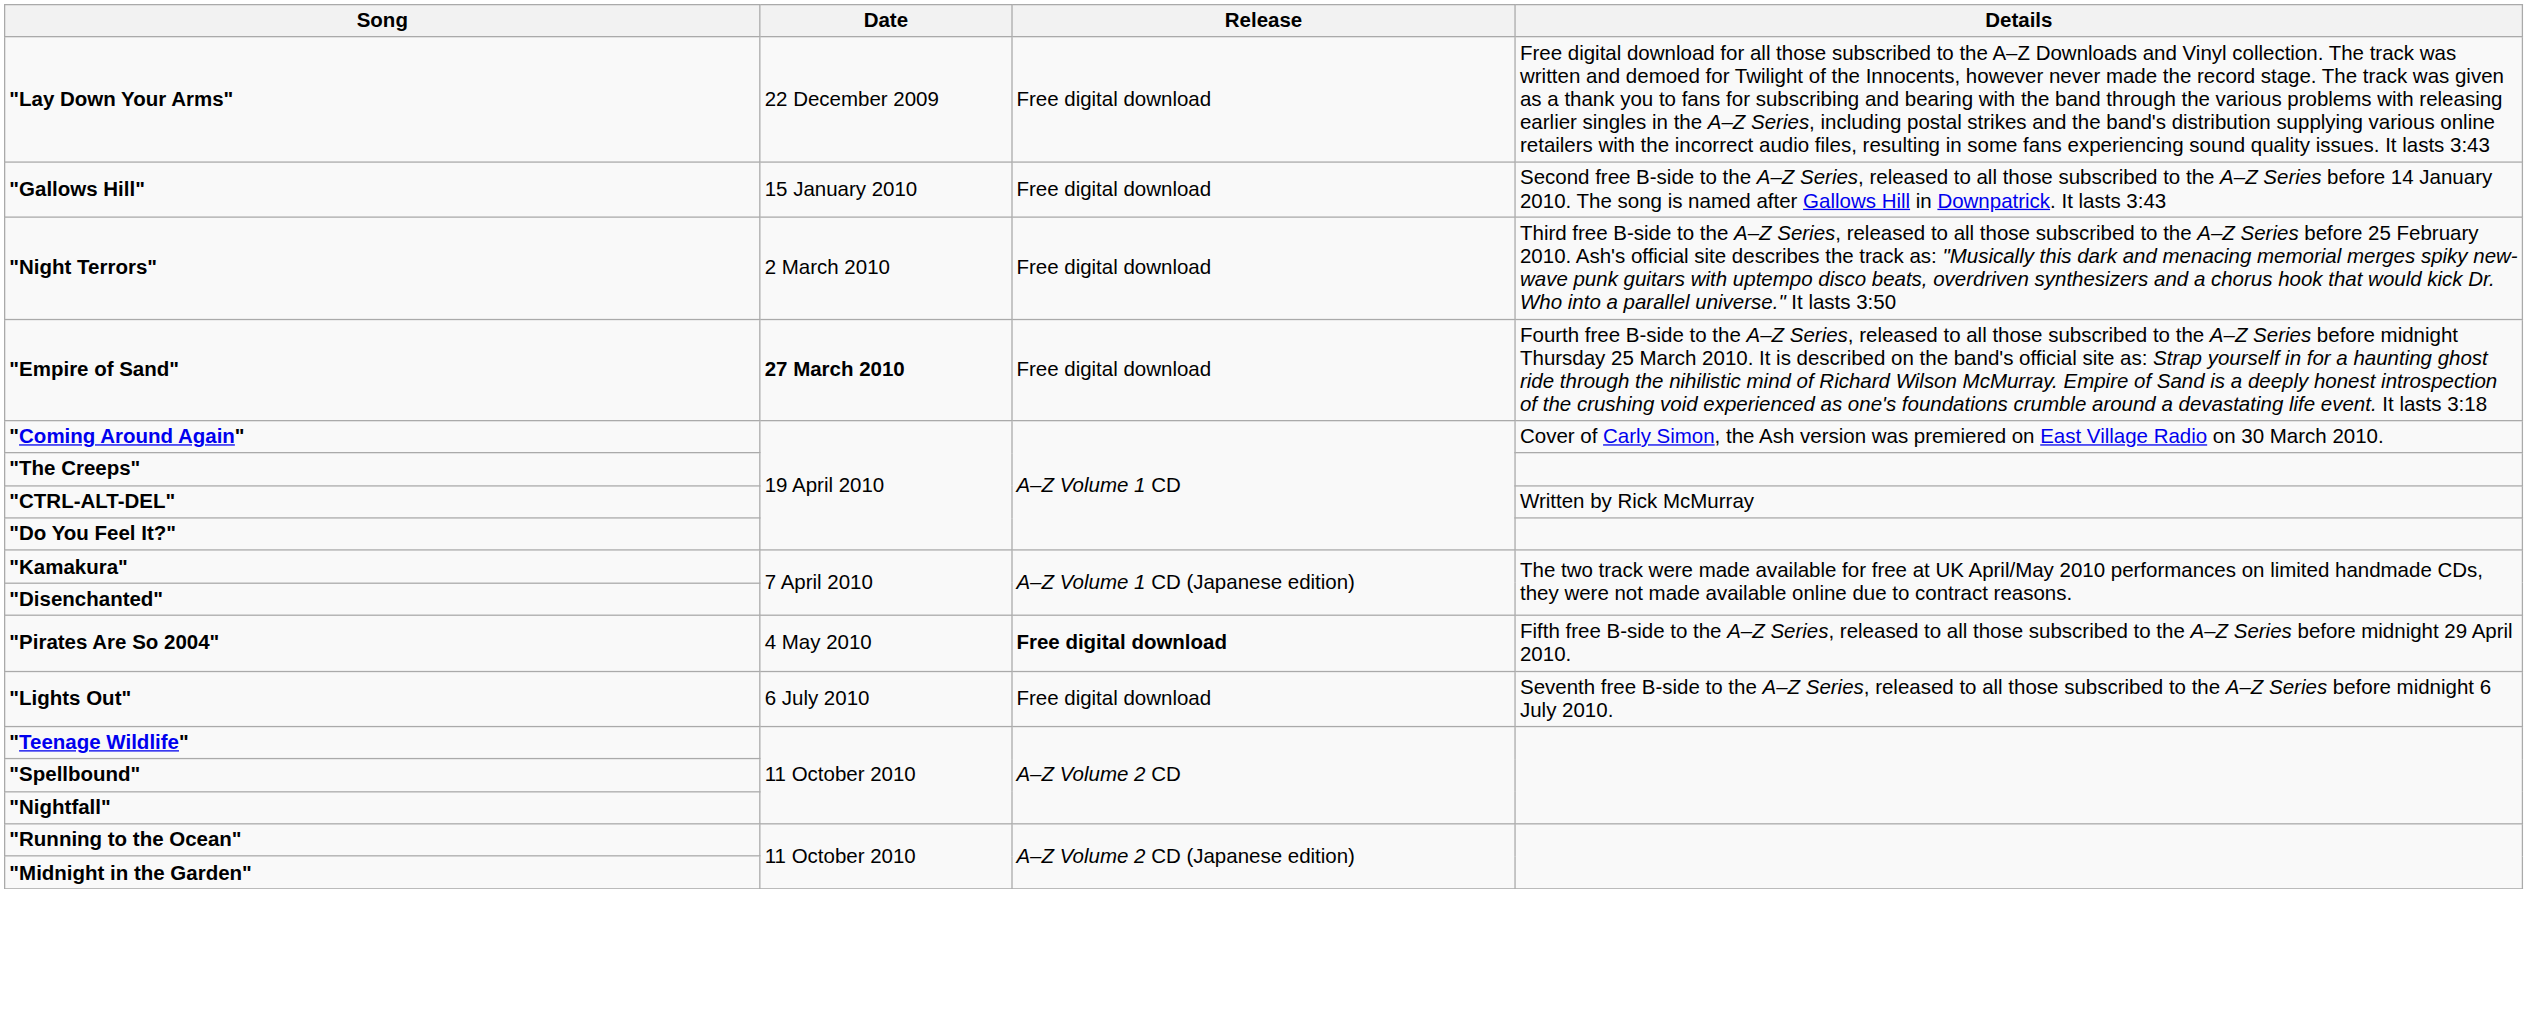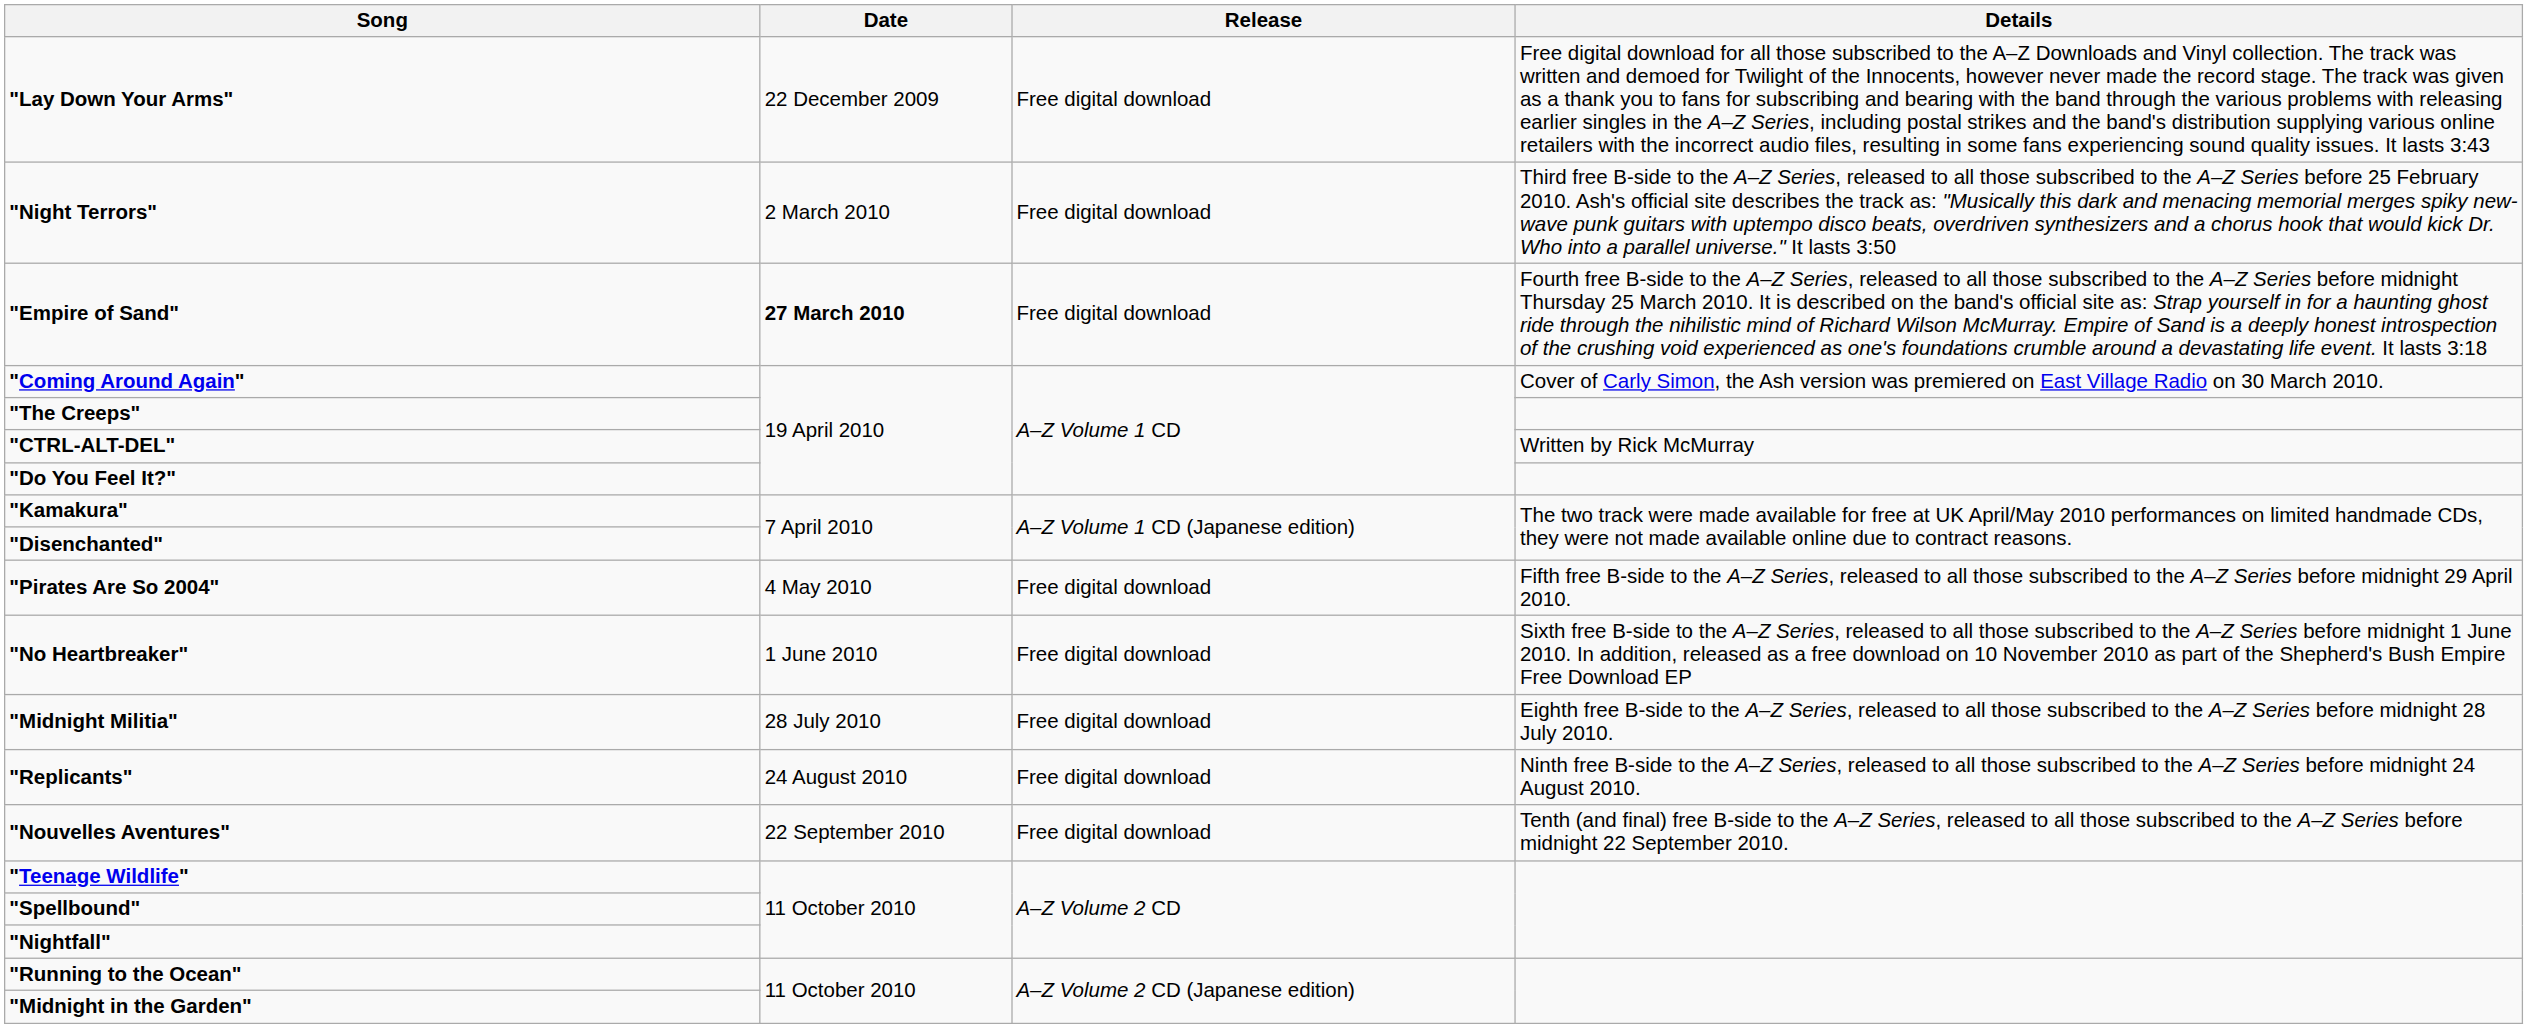- row: (77, 189)
(1122, 642) bold -> (1114, 587) normal
+ row: (99, 654)
- row: (70, 698)
+ row: (94, 721)
+ row: (71, 777)
+ row: (120, 832)
